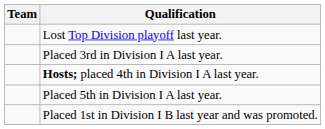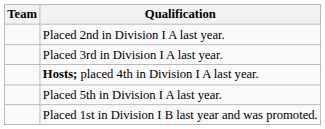- row: (132, 34)
+ row: (134, 34)
